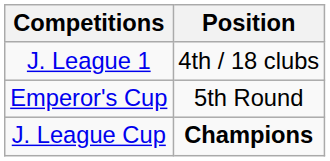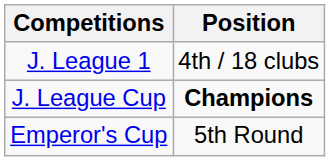rows swapped: (89, 98) <-> (89, 135)
